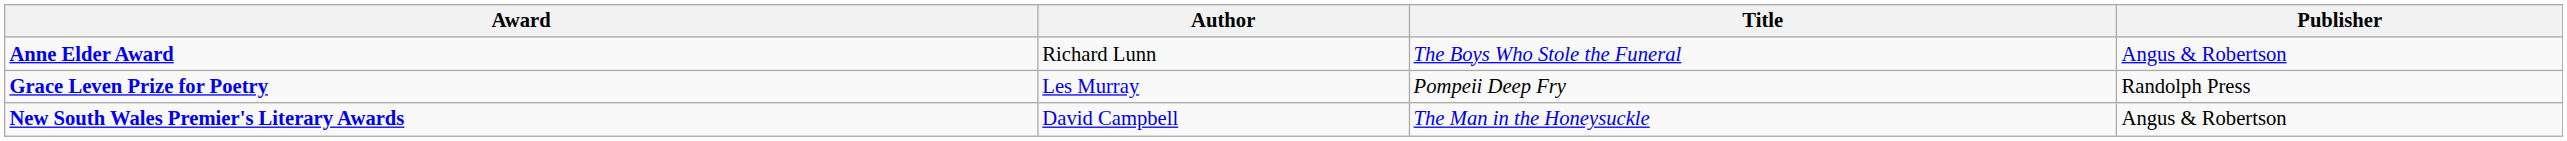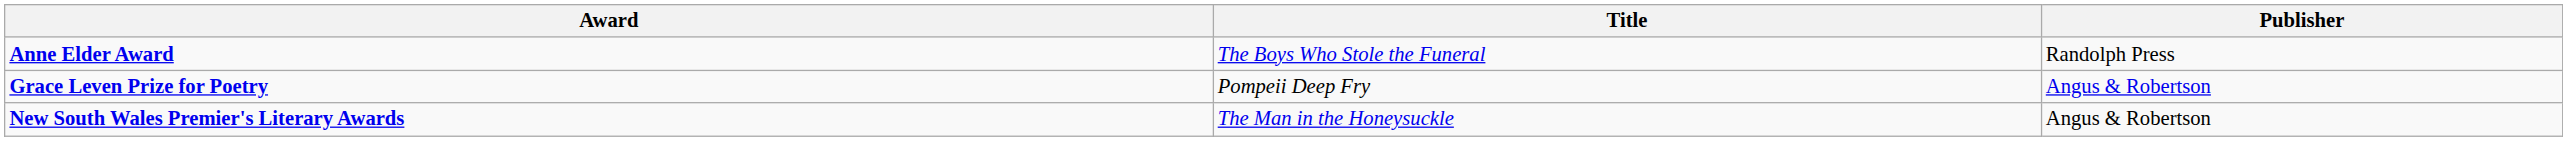- column: (1223, 20)
(2204, 53) Angus & Robertson -> (2110, 53) Randolph Press
(2186, 86) Randolph Press -> (2128, 86) Angus & Robertson
